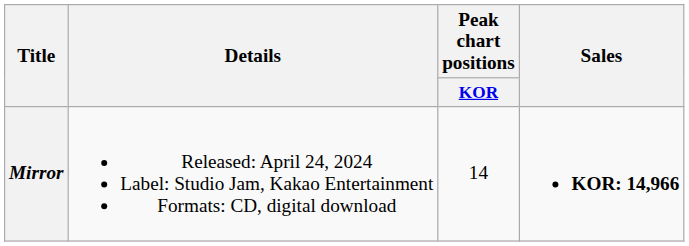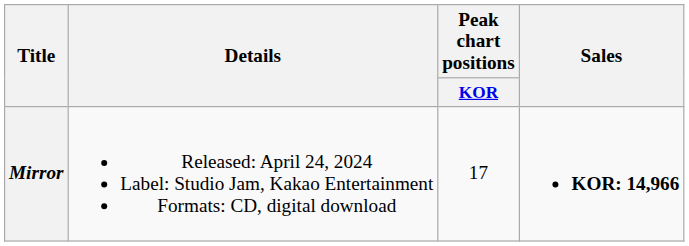(478, 173) 14 -> (478, 173) 17
